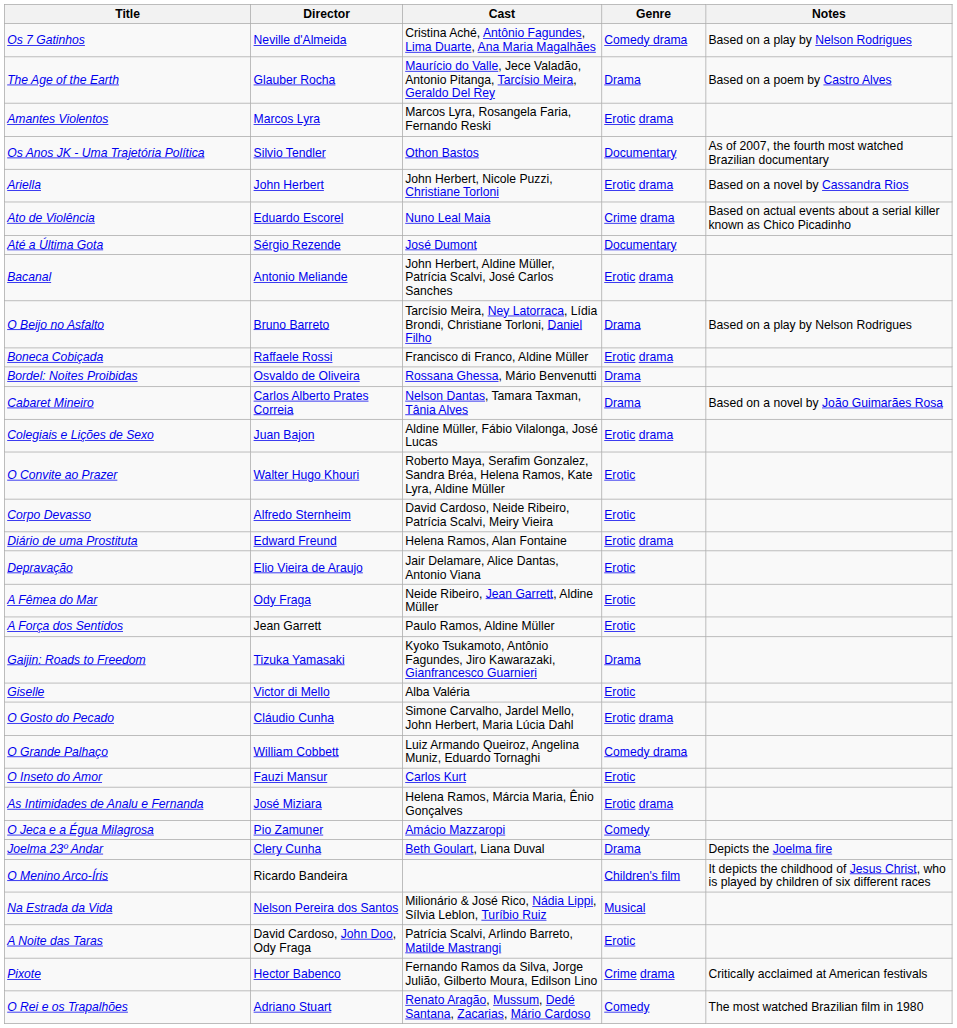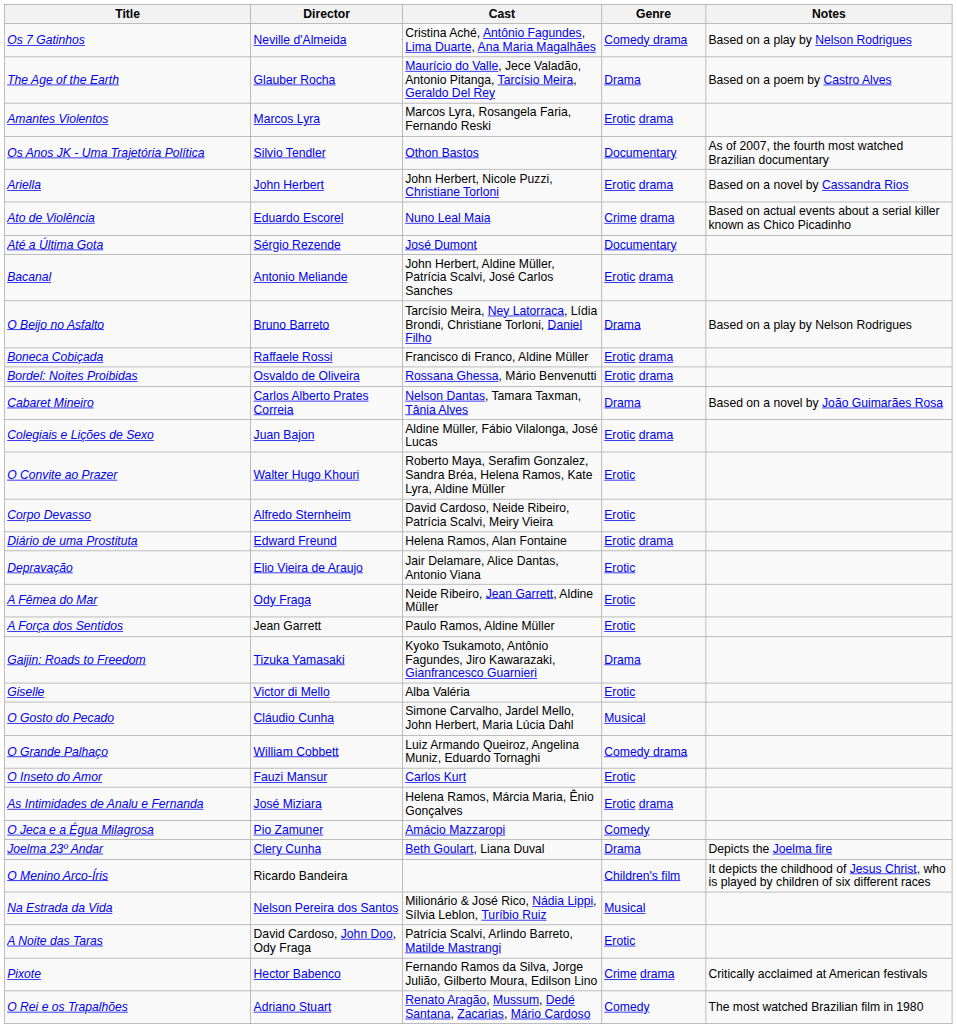(622, 376) Drama -> (639, 376) Erotic drama
(639, 718) Erotic drama -> (625, 718) Musical
